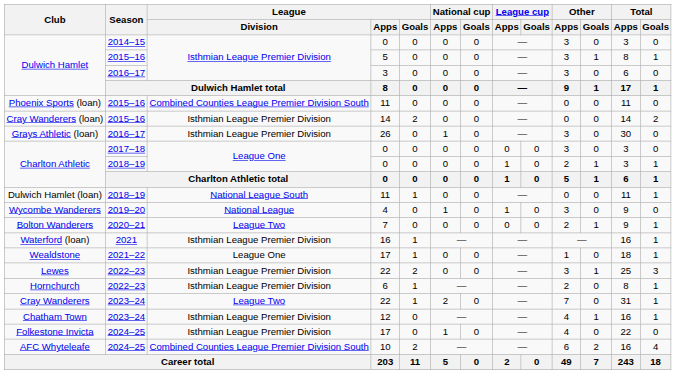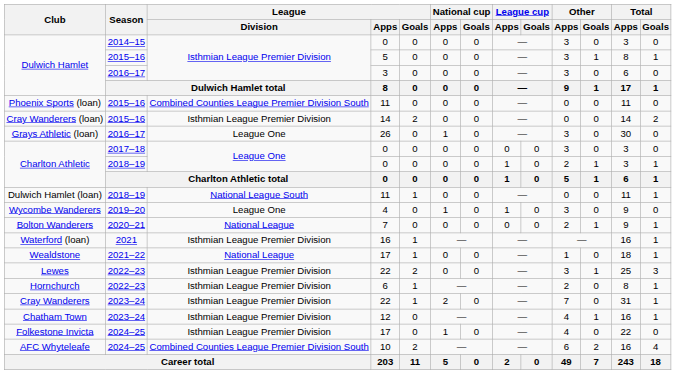(259, 133) Isthmian League Premier Division -> (259, 133) League One
(259, 210) National League -> (259, 210) League One
(259, 225) League Two -> (259, 225) National League
(259, 255) League One -> (259, 255) National League
(259, 301) League Two -> (259, 301) Isthmian League Premier Division
